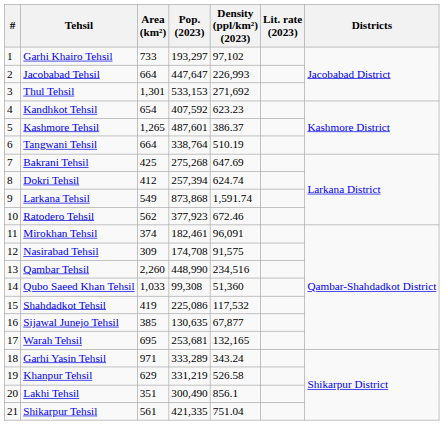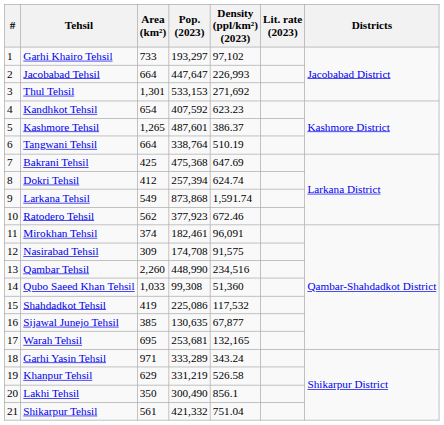(190, 162) 275,268 -> (190, 162) 475,368
(148, 393) 351 -> (148, 393) 350
(190, 411) 421,335 -> (190, 411) 421,332
